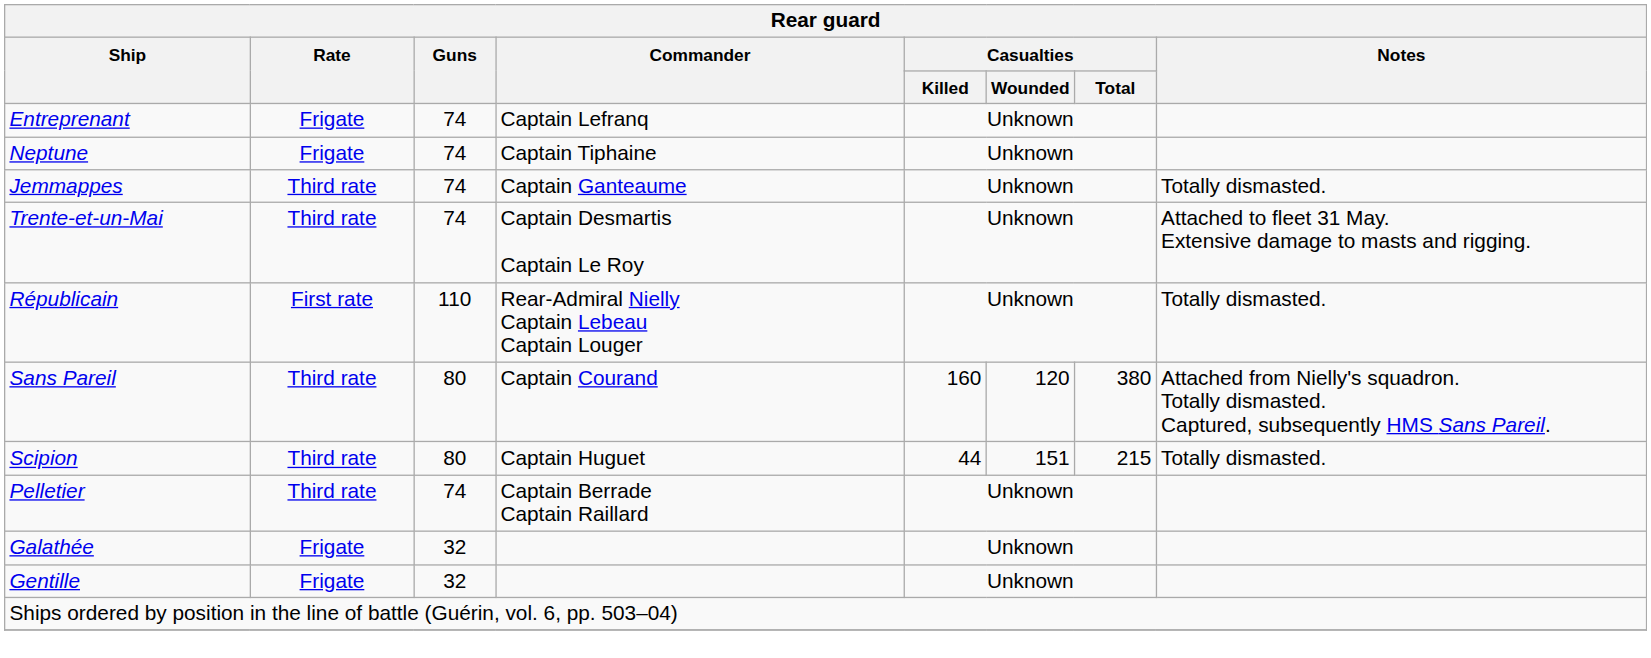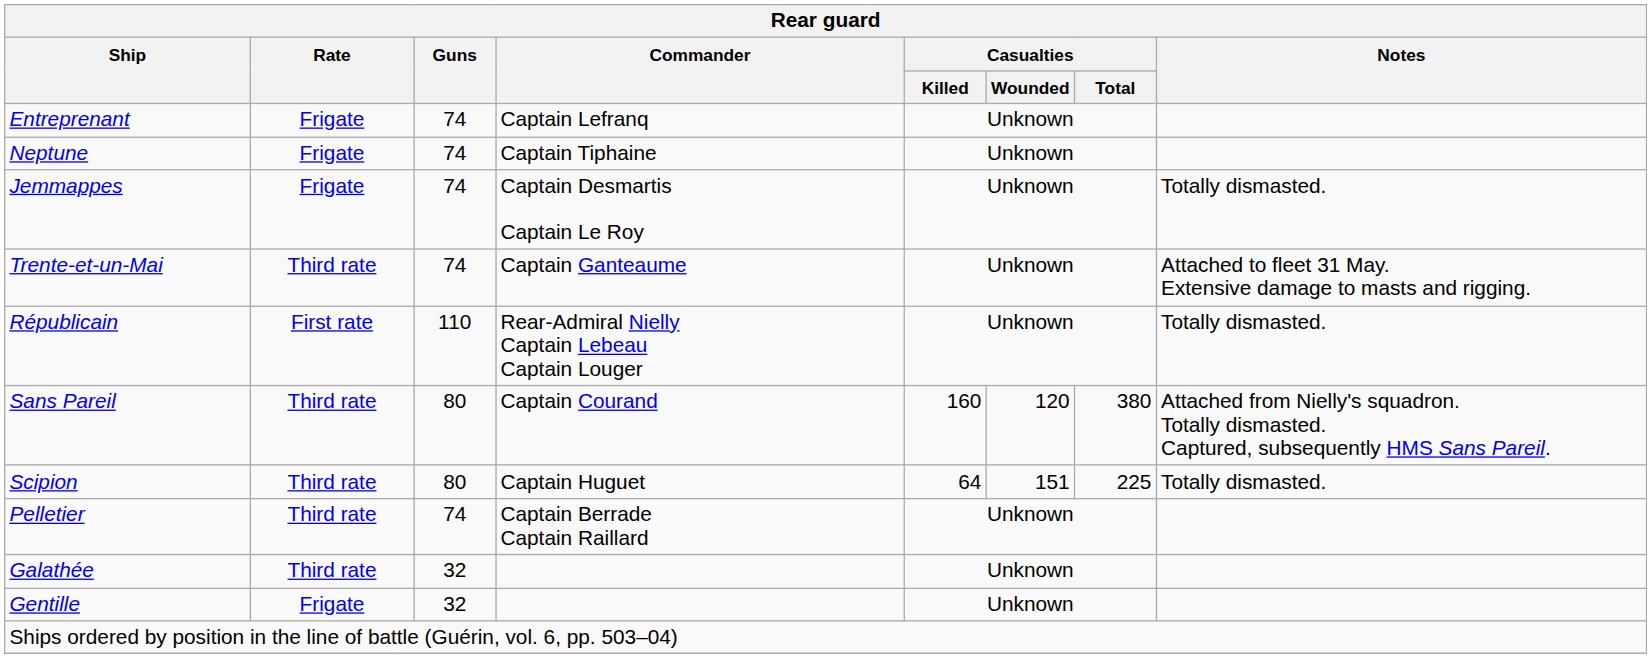(332, 185) Third rate -> (332, 185) Frigate
(594, 185) Captain Ganteaume -> (586, 209) Captain Desmartis Captain Le Roy
(586, 242) Captain Desmartis Captain Le Roy -> (594, 265) Captain Ganteaume
(970, 458) 44 -> (970, 481) 64
(1134, 458) 215 -> (1134, 481) 225
(332, 547) Frigate -> (332, 571) Third rate
